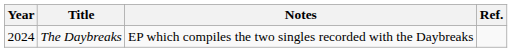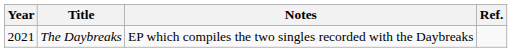(21, 36) 2024 -> (21, 36) 2021
